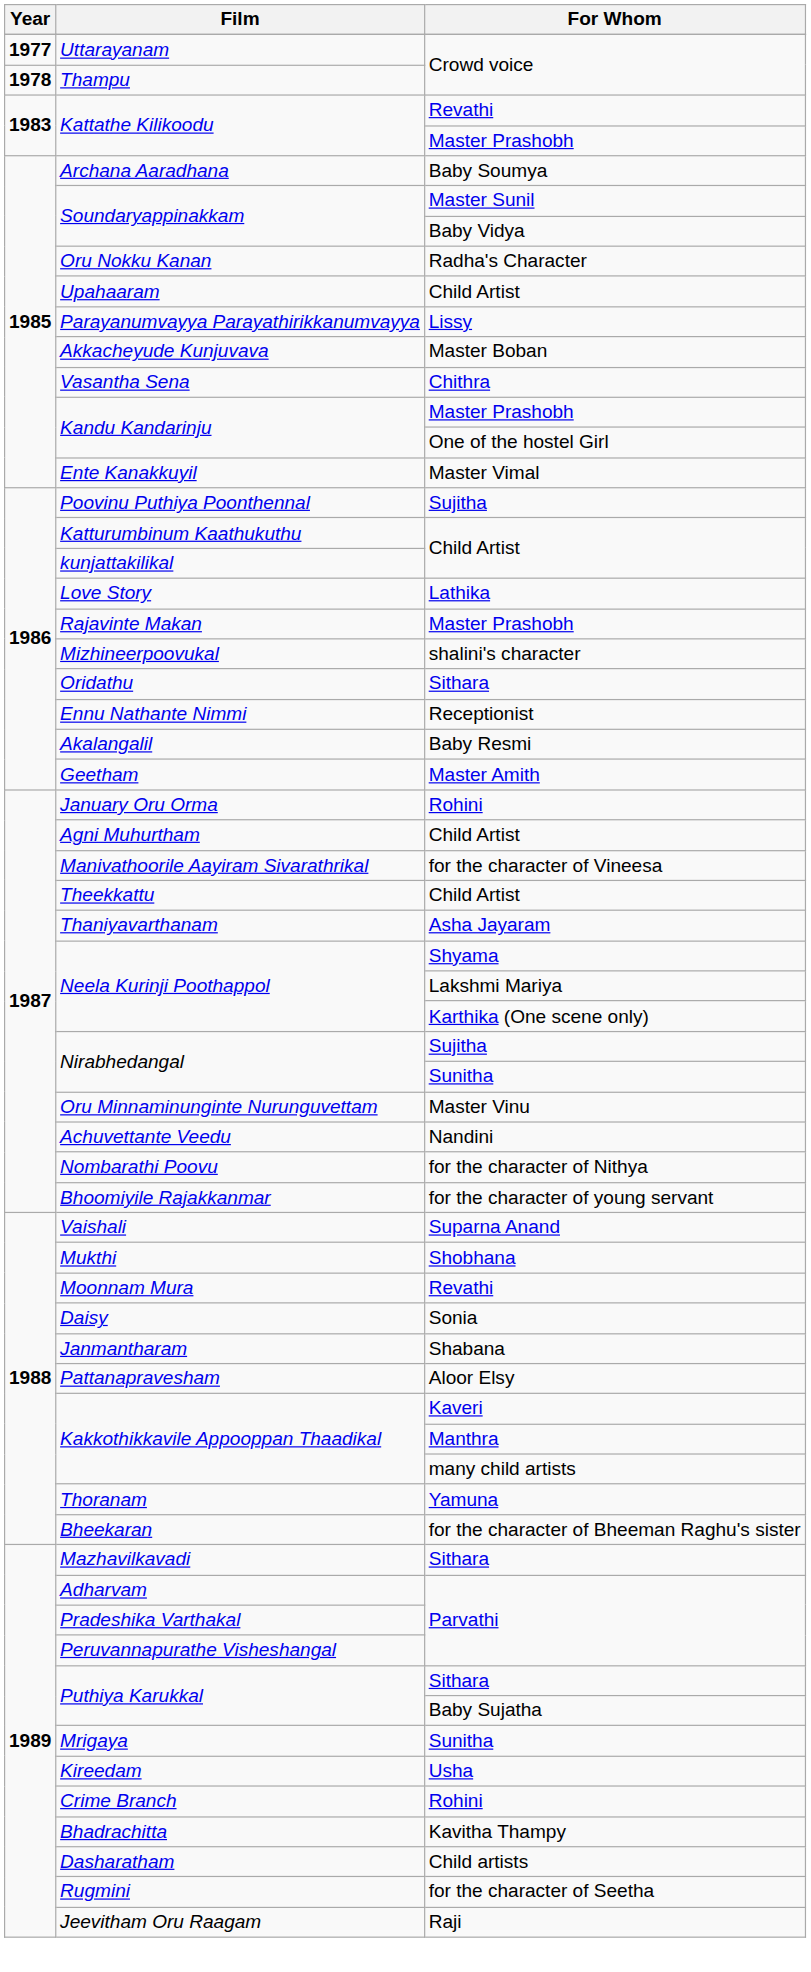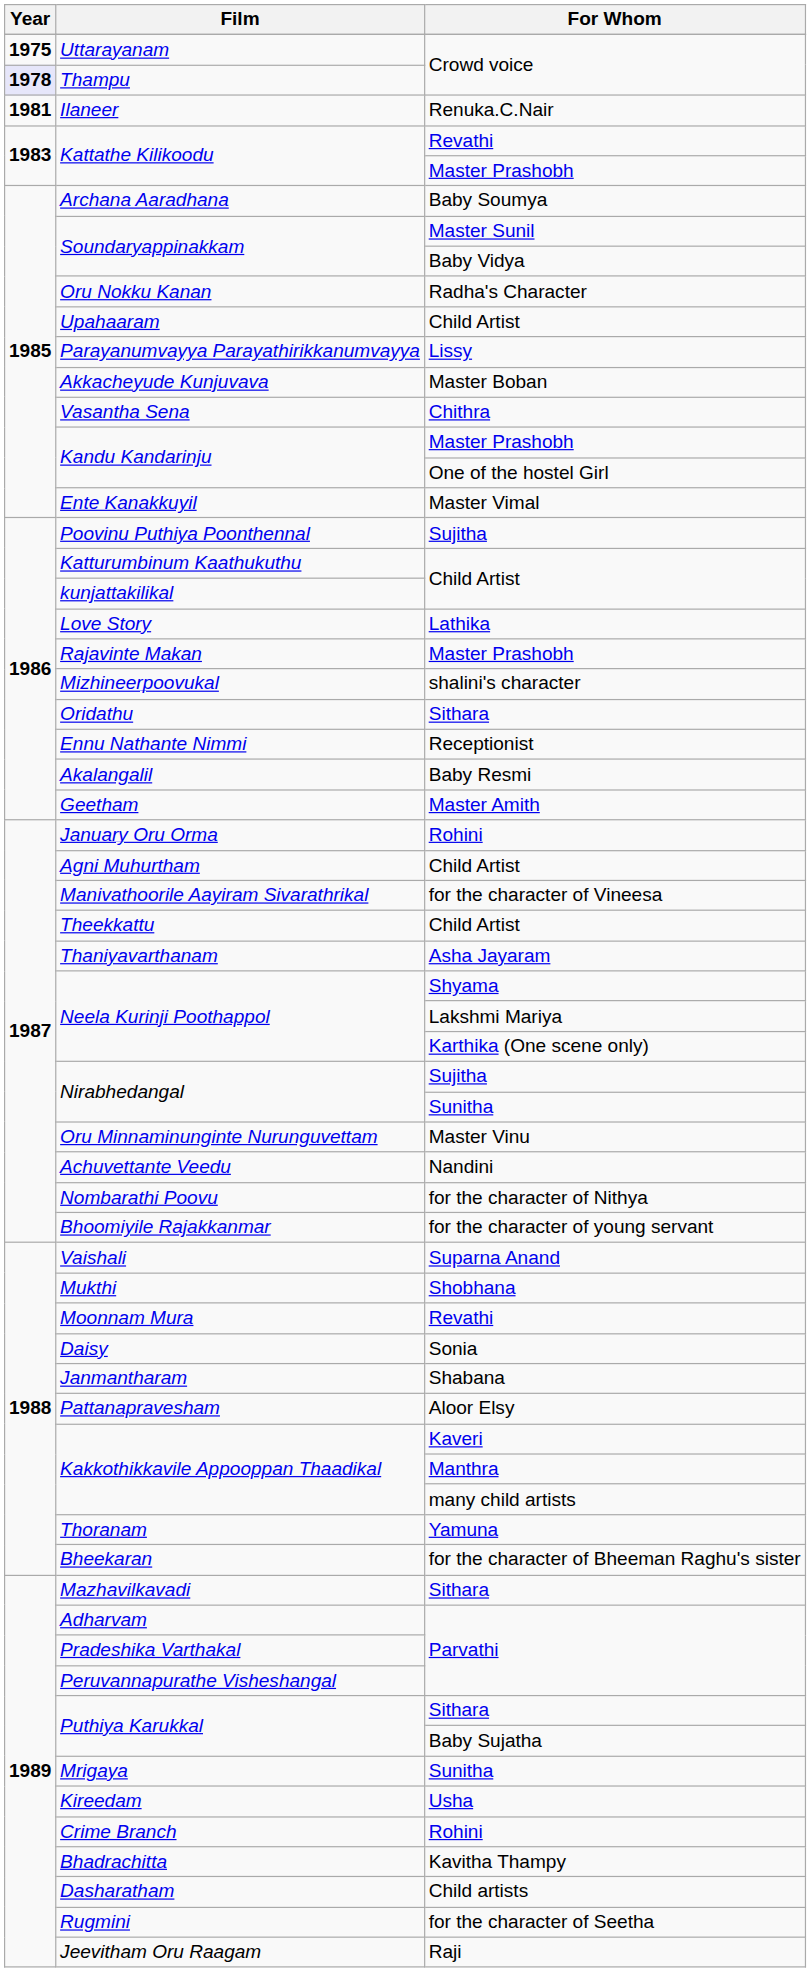(30, 49) 1977 -> (30, 49) 1975
(30, 79) no background -> (30, 79) lavender background
+ row: (89, 110)
